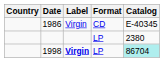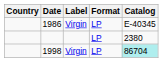(99, 24) CD -> (97, 24) LP
(77, 50) bold -> (76, 50) normal
